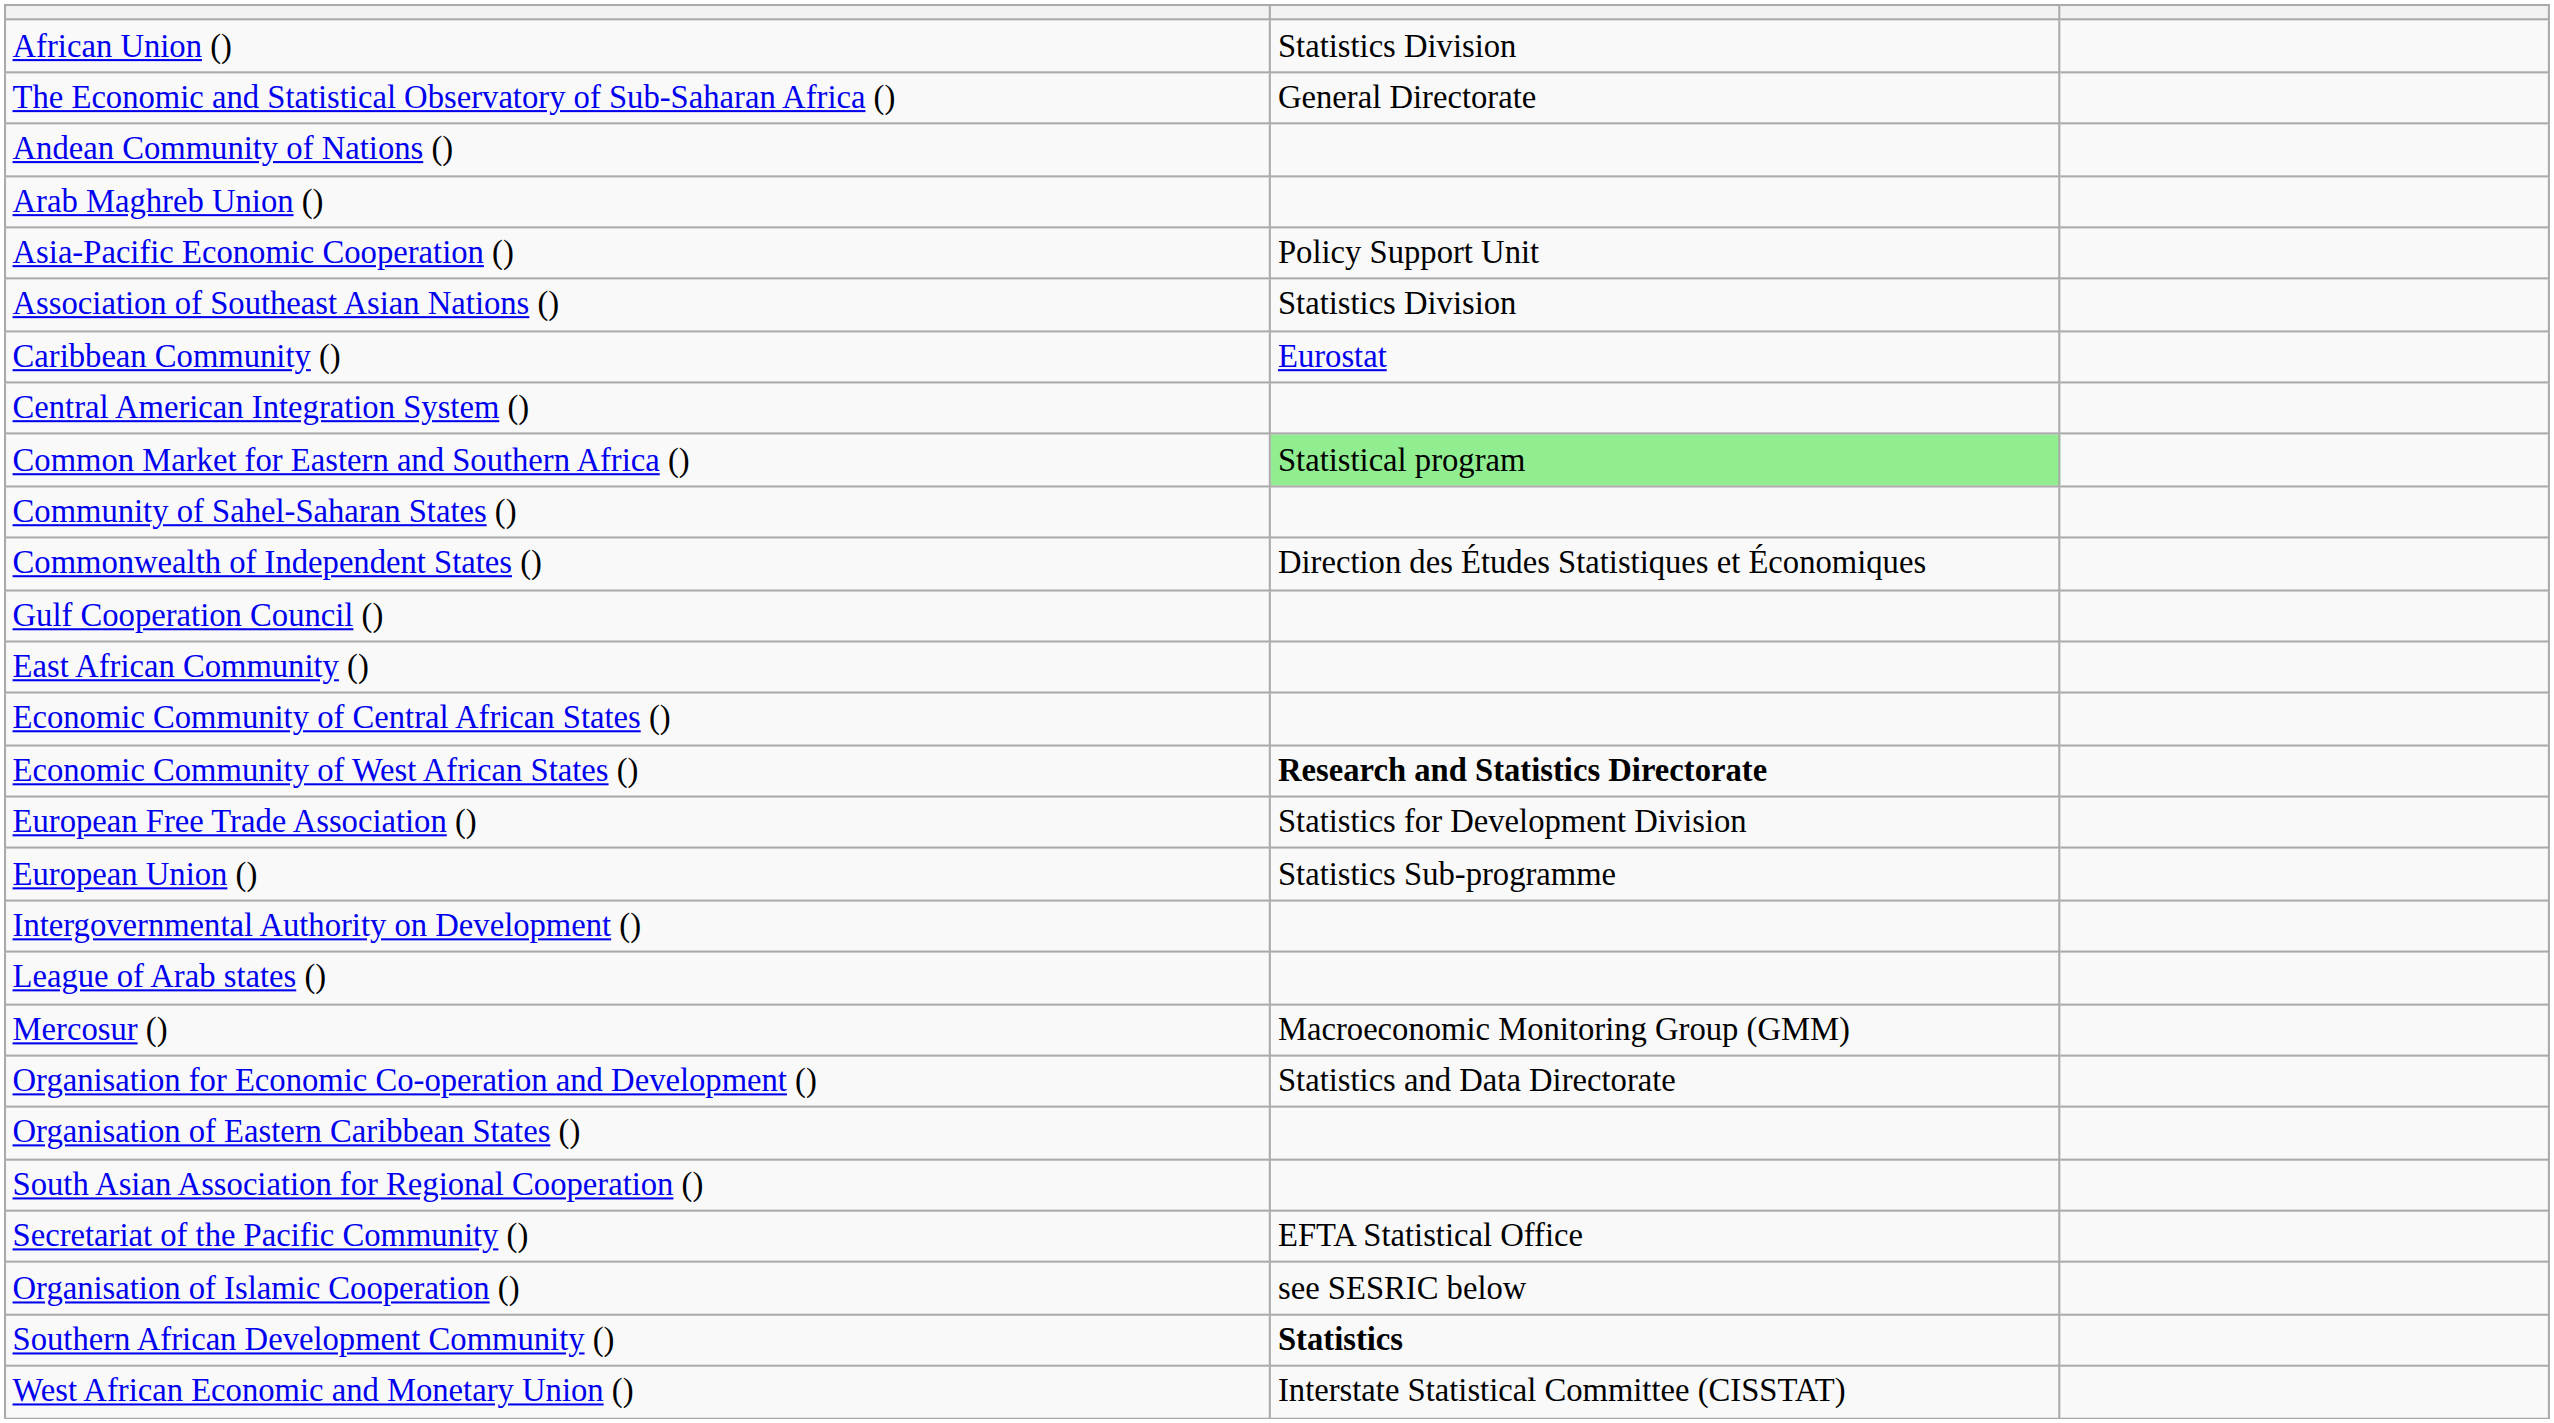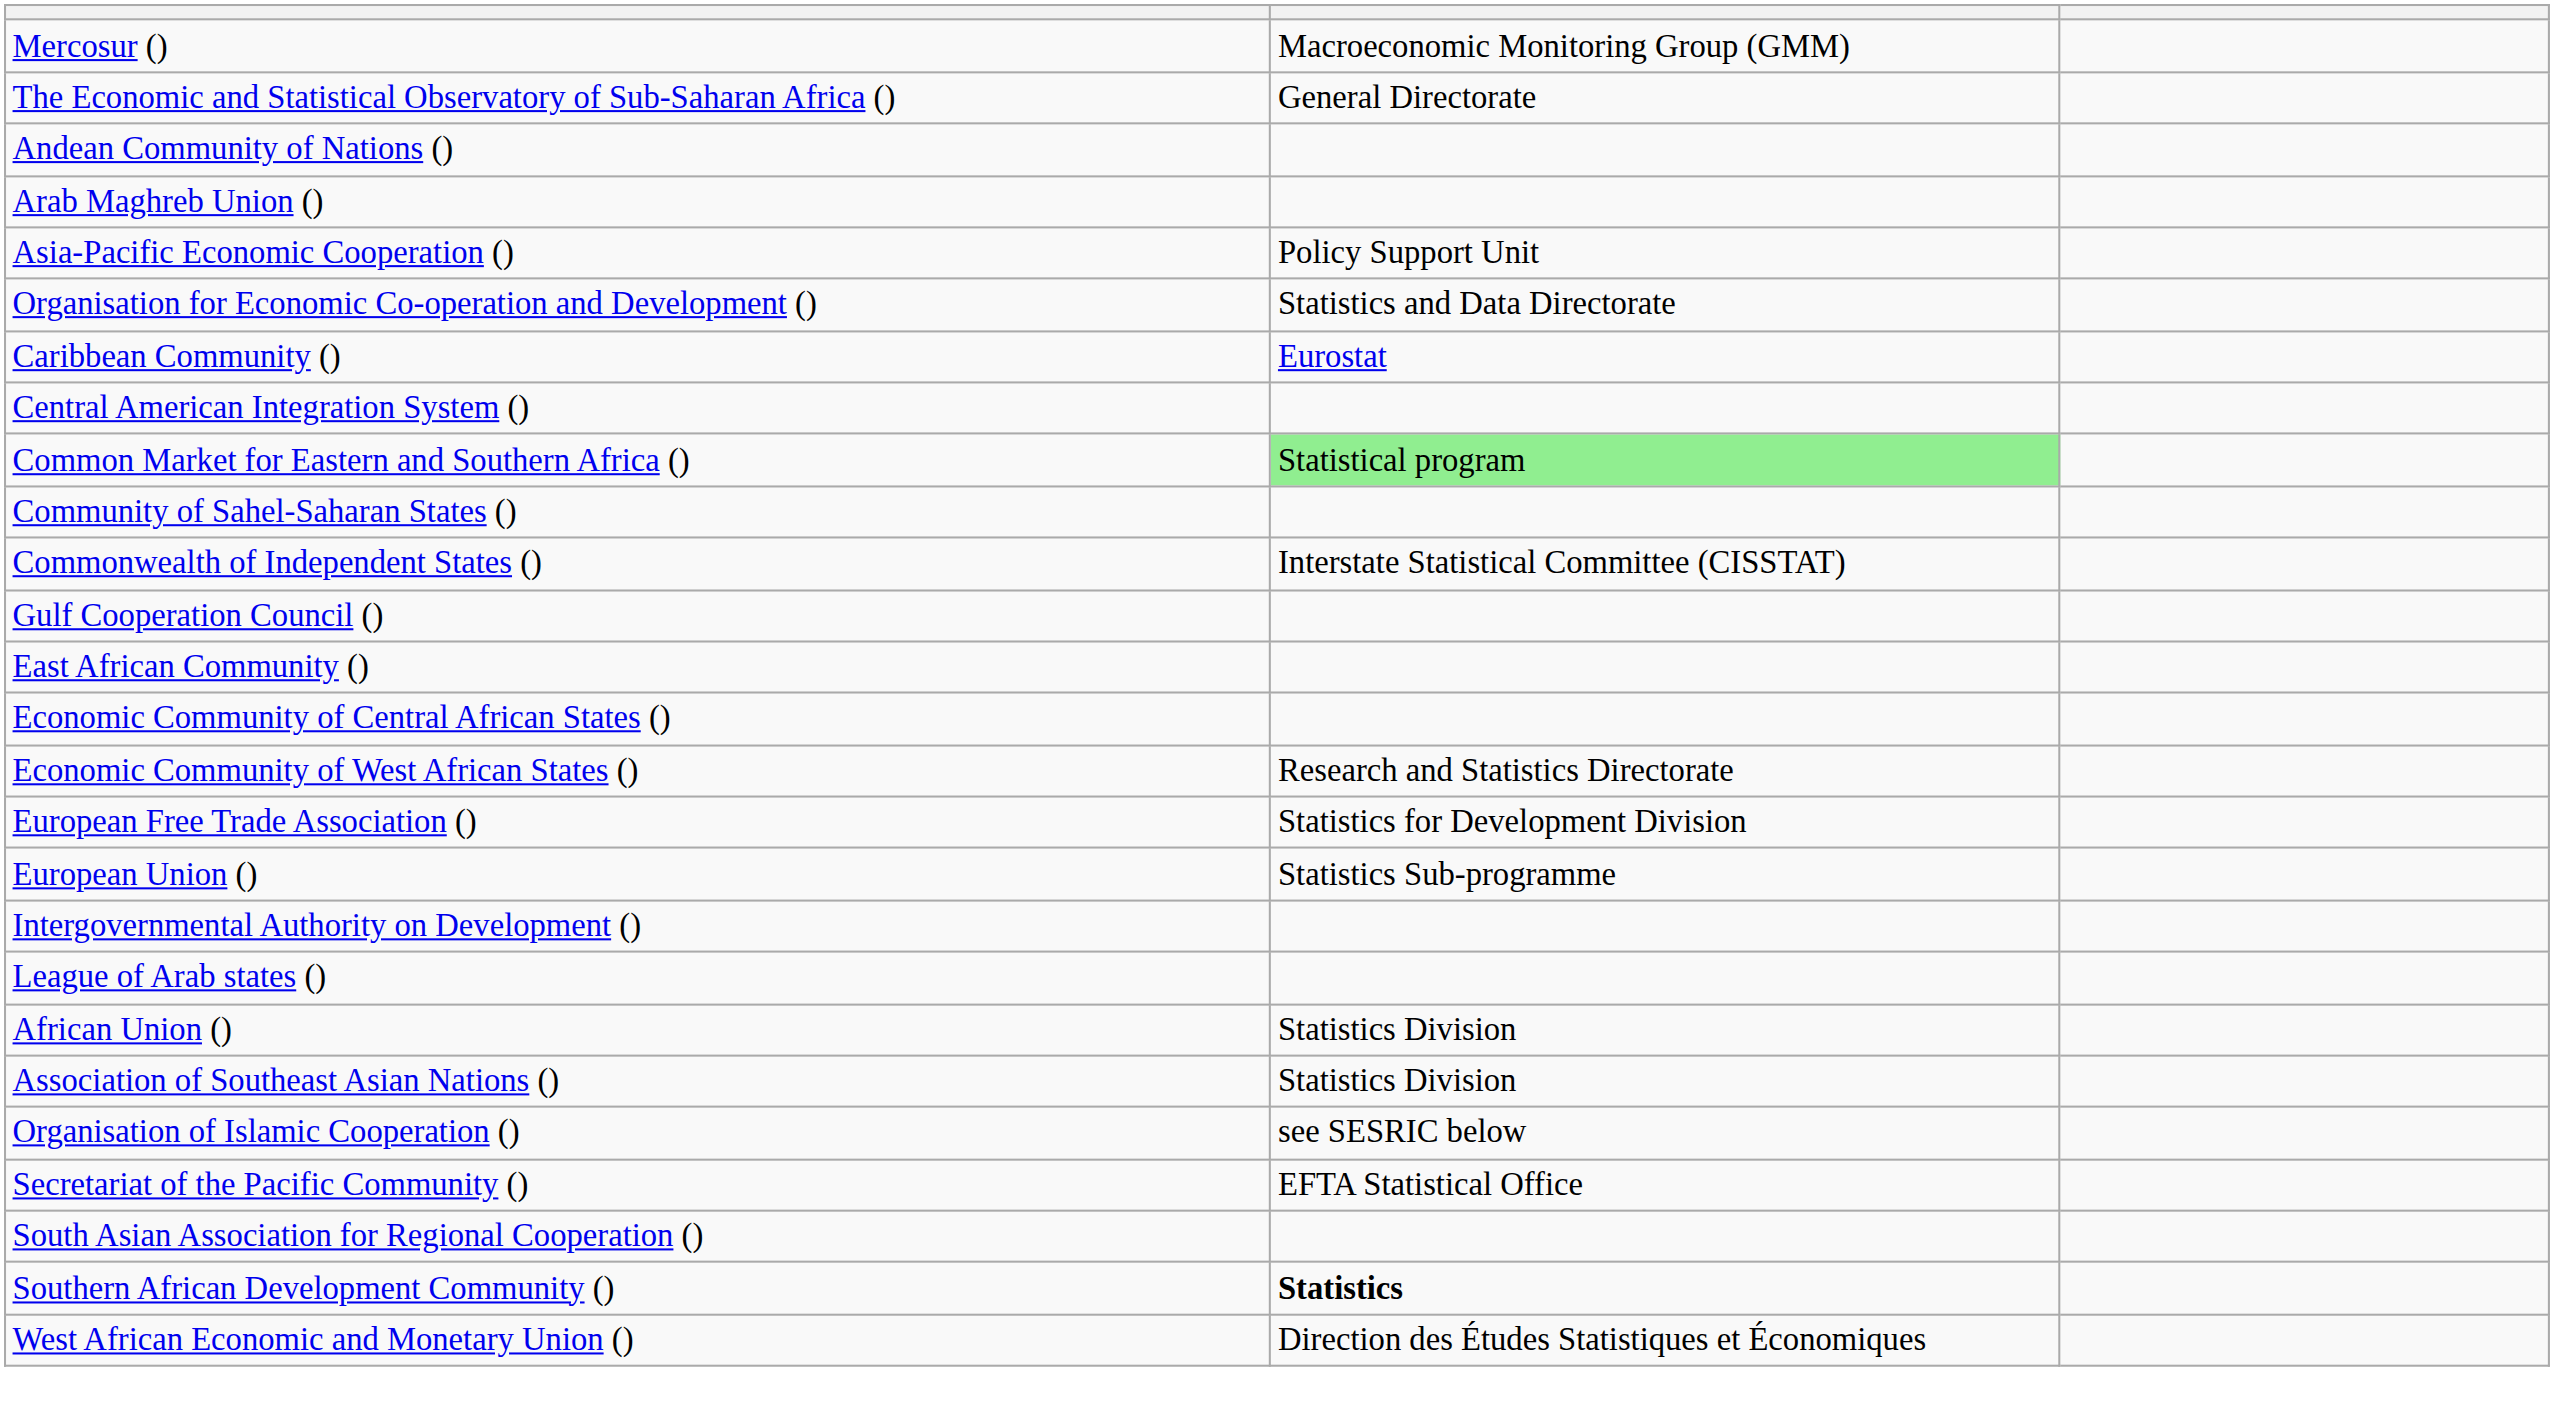rows swapped: (122, 45) <-> (90, 1028)
rows swapped: (286, 304) <-> (415, 1080)
(1602, 563) Direction des Études Statistiques et Économiques -> (1562, 563) Interstate Statistical Committee (CISSTAT)
(1523, 770) bold -> (1506, 770) normal
- row: (296, 1132)
rows swapped: (266, 1287) <-> (358, 1184)
(1562, 1391) Interstate Statistical Committee (CISSTAT) -> (1602, 1339) Direction des Études Statistiques et Économiques
